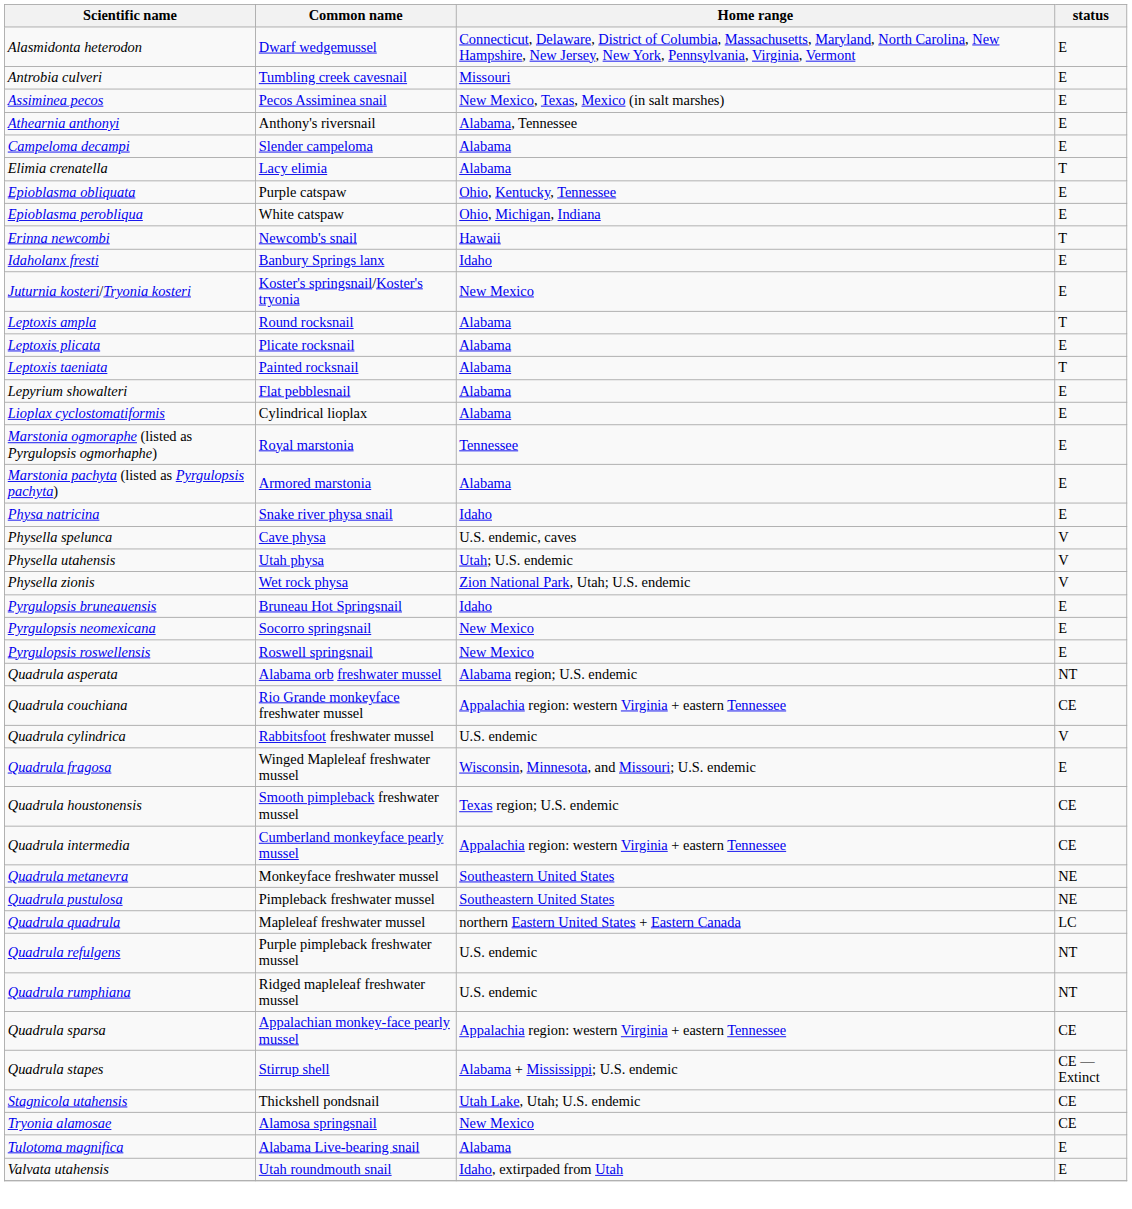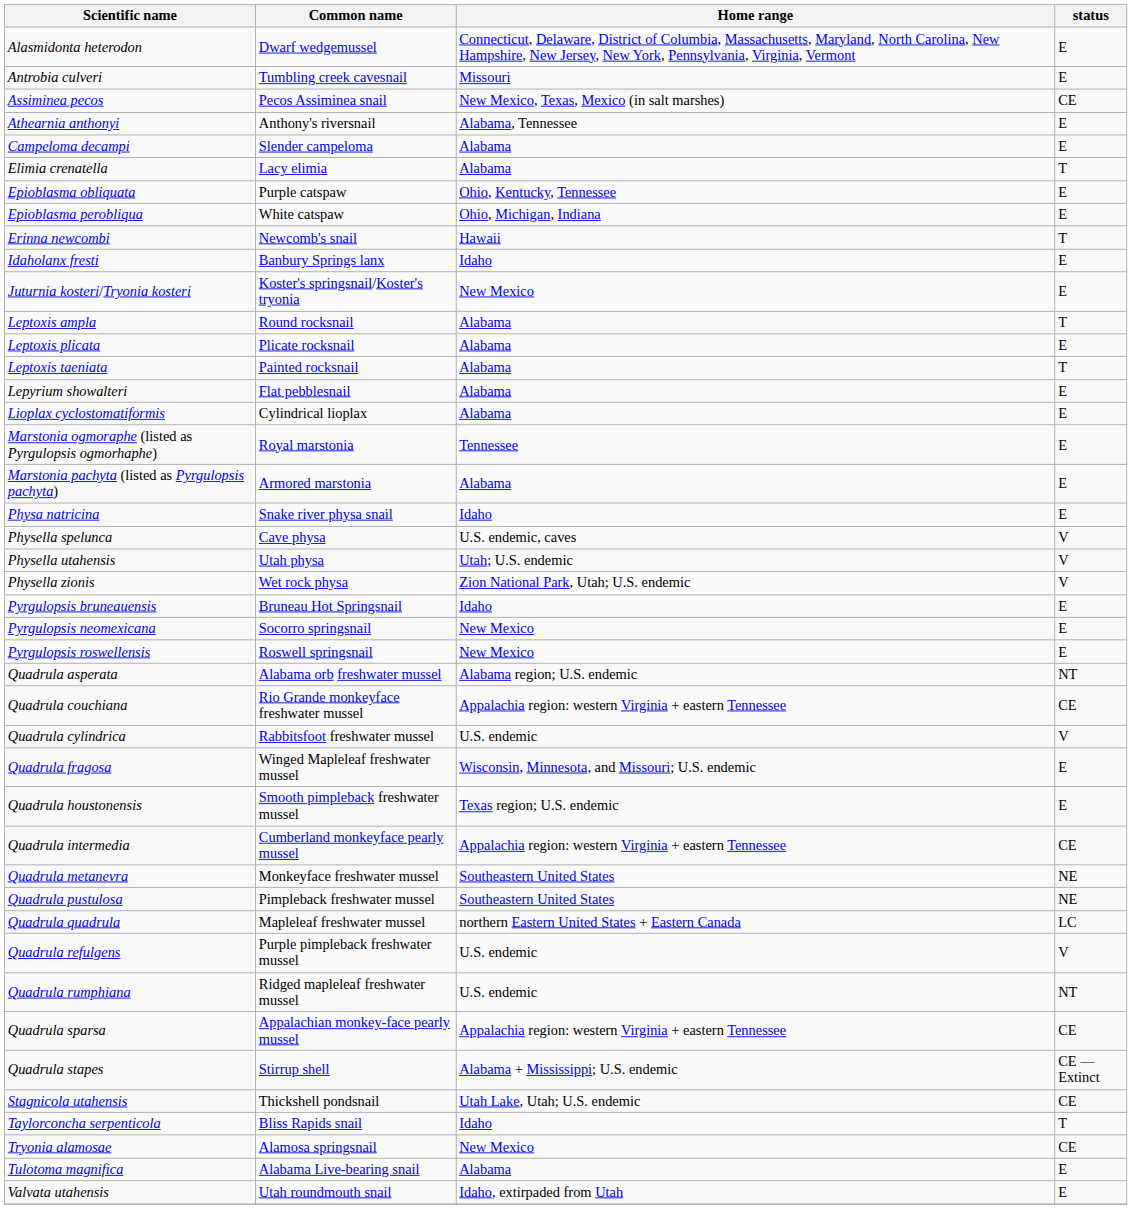(1063, 100) E -> (1067, 100) CE
(1067, 806) CE -> (1063, 806) E
(1068, 952) NT -> (1063, 952) V
+ row: (84, 1123)
